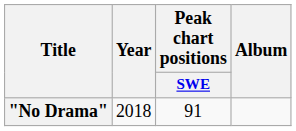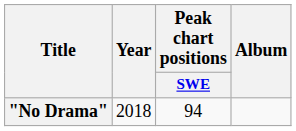(193, 111) 91 -> (193, 111) 94
